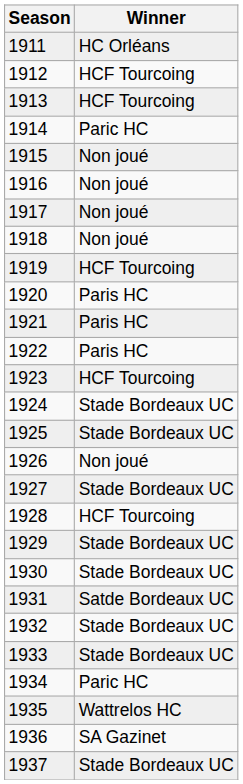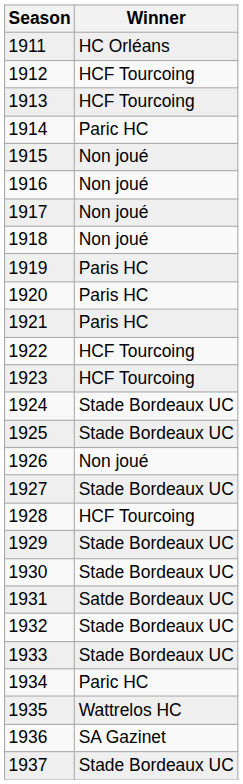(137, 267) HCF Tourcoing -> (114, 267) Paris HC
(114, 350) Paris HC -> (137, 350) HCF Tourcoing
